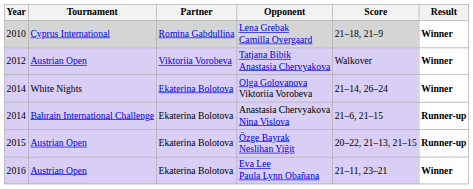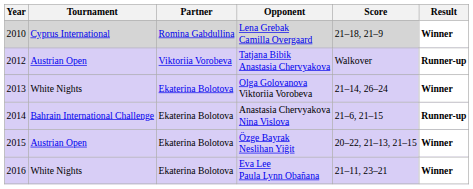(437, 61) Winner -> (444, 61) Runner-up
(16, 89) 2014 -> (16, 89) 2013
(444, 143) Runner-up -> (437, 143) Winner
(59, 170) Austrian Open -> (56, 170) White Nights
